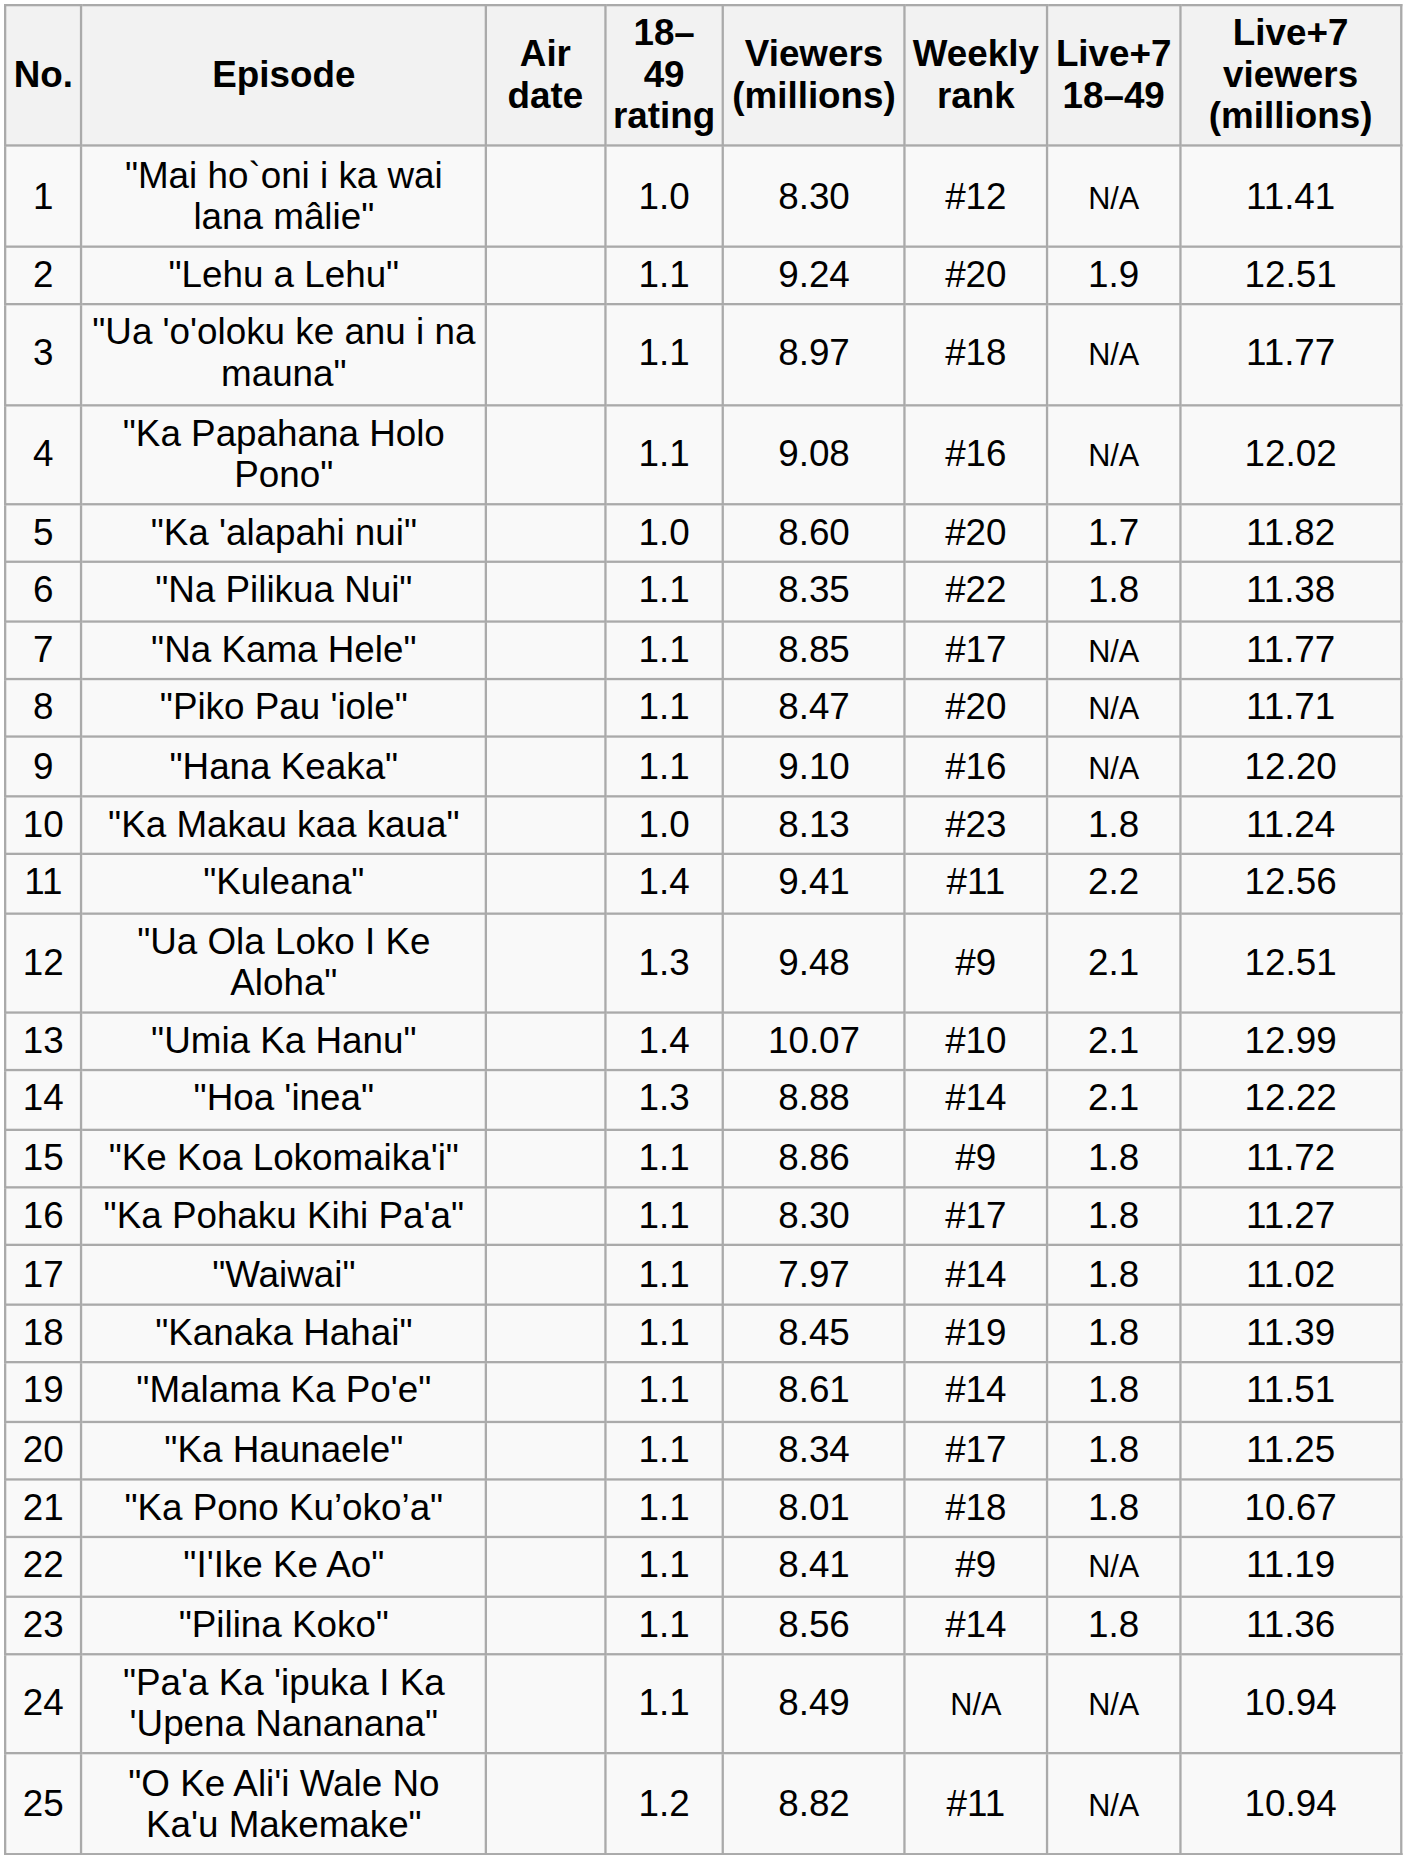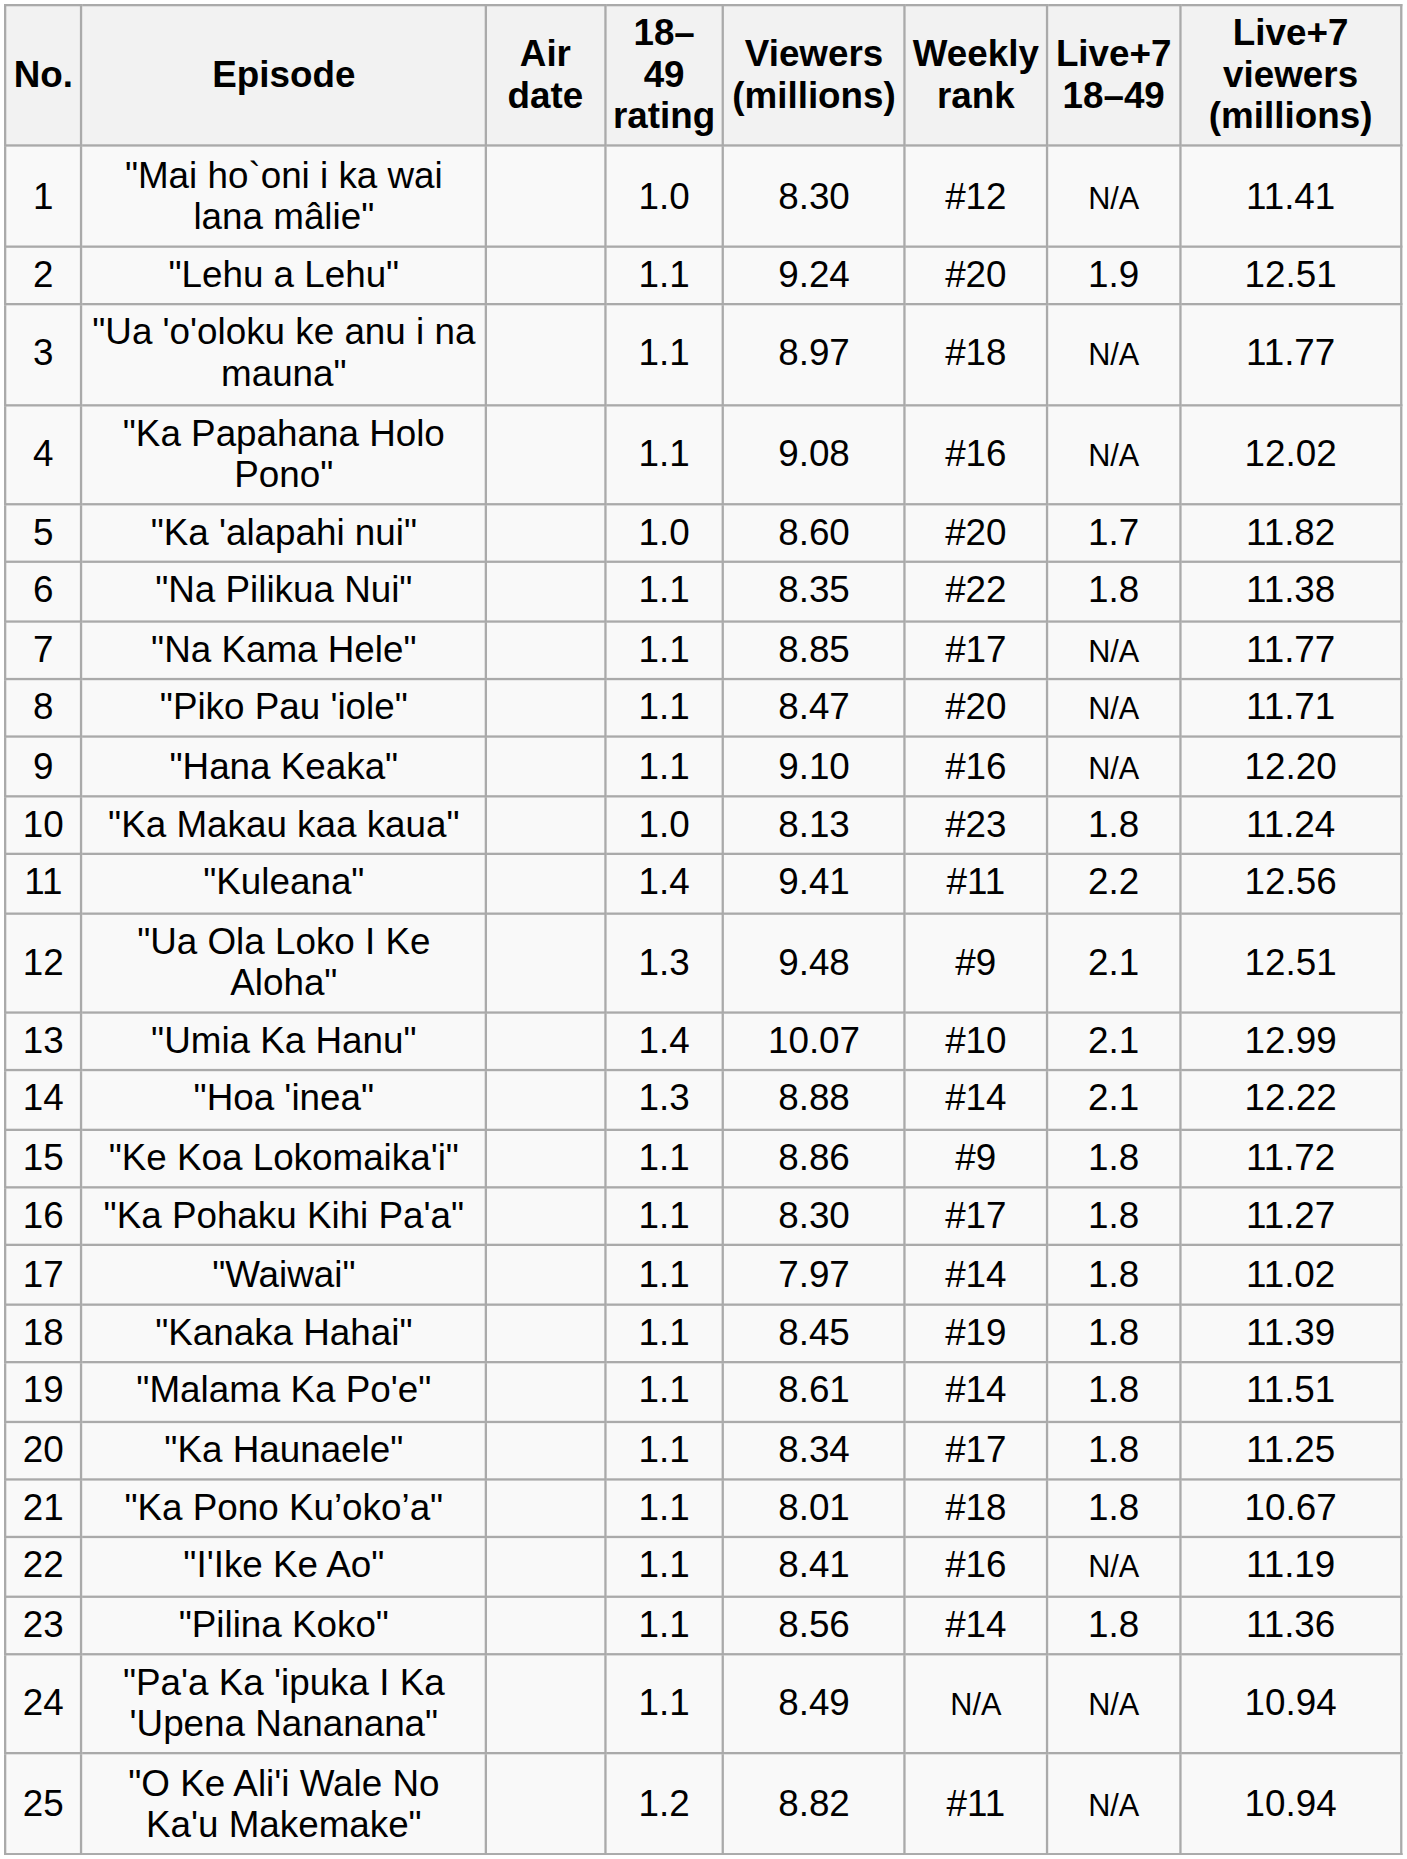(976, 1566) #9 -> (976, 1566) #16
